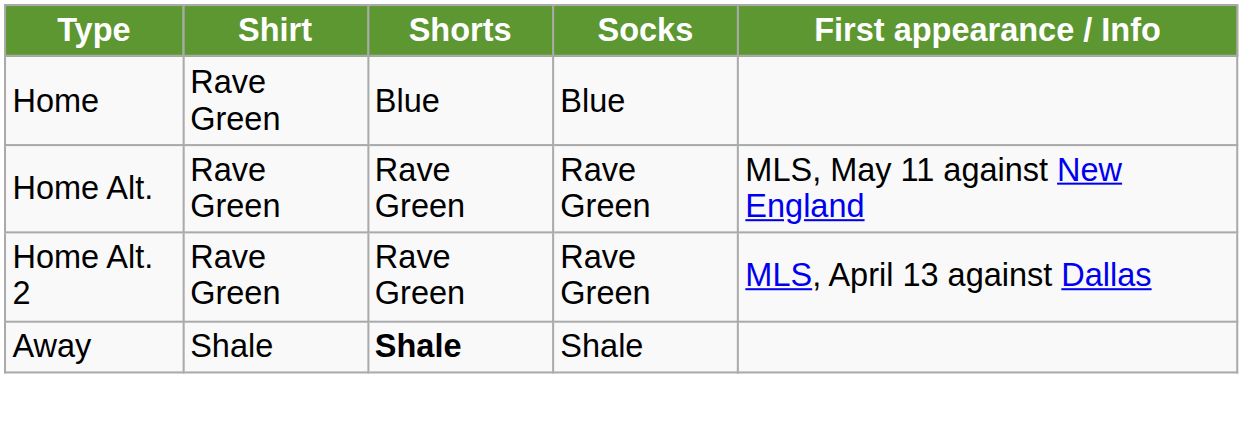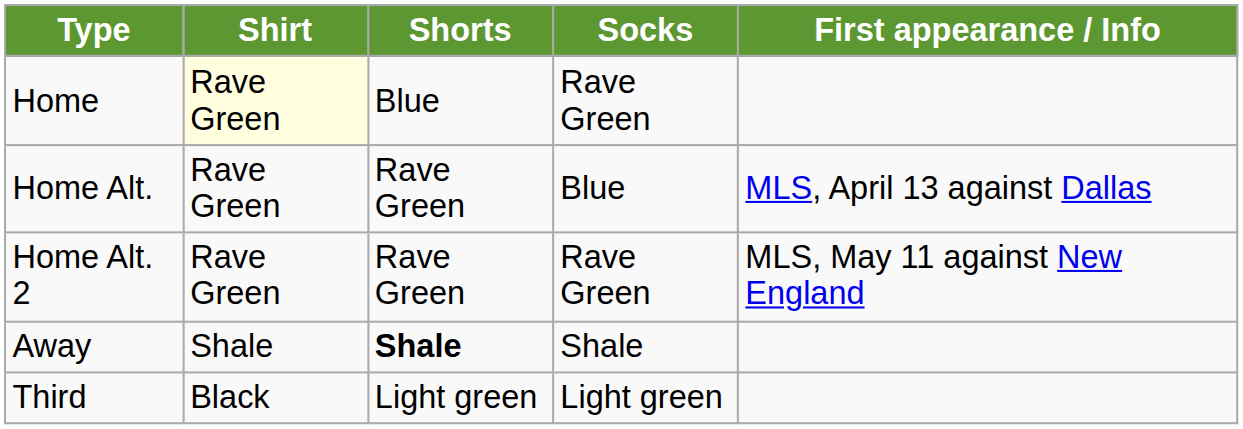(235, 100) no background -> (235, 100) lightyellow background
(593, 100) Blue -> (605, 100) Rave Green
(605, 188) Rave Green -> (593, 188) Blue
(934, 188) MLS, May 11 against New England -> (948, 188) MLS, April 13 against Dallas
(948, 276) MLS, April 13 against Dallas -> (934, 276) MLS, May 11 against New England
+ row: (50, 397)
